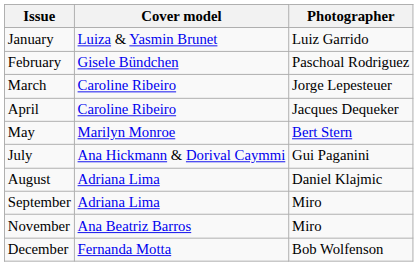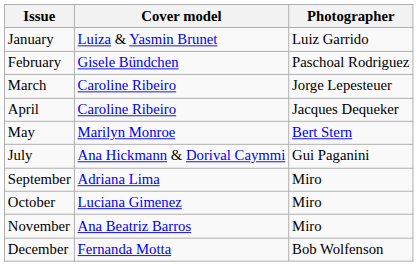- row: (29, 179)
+ row: (32, 202)
